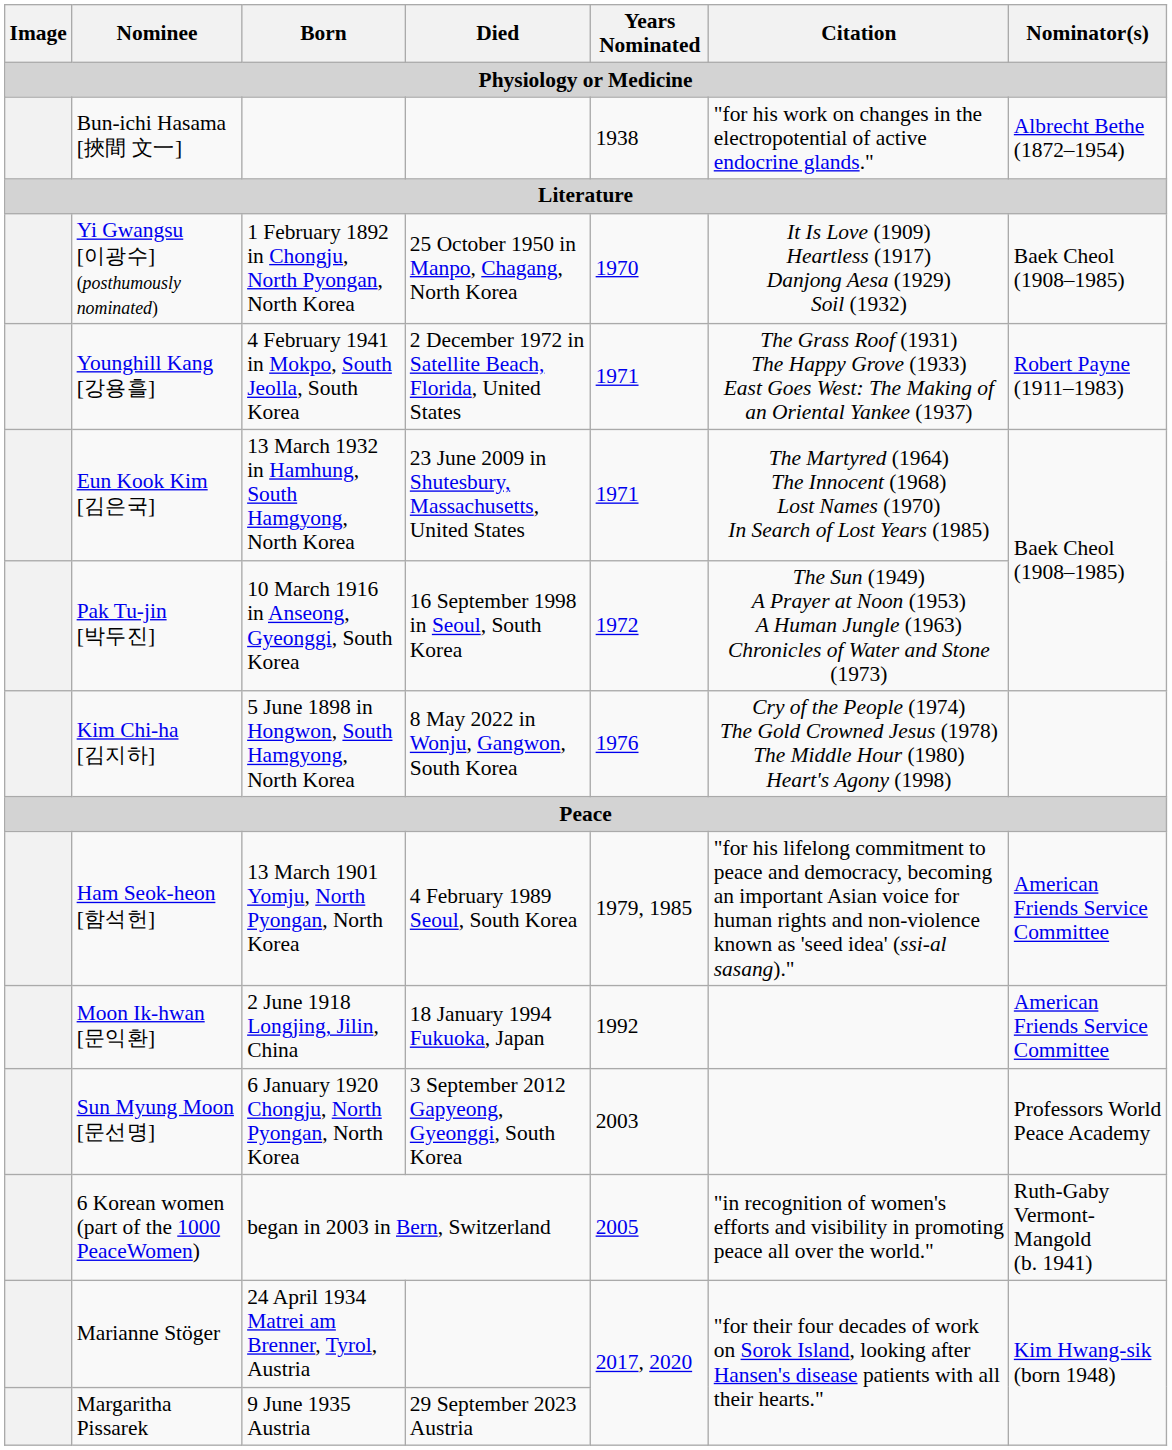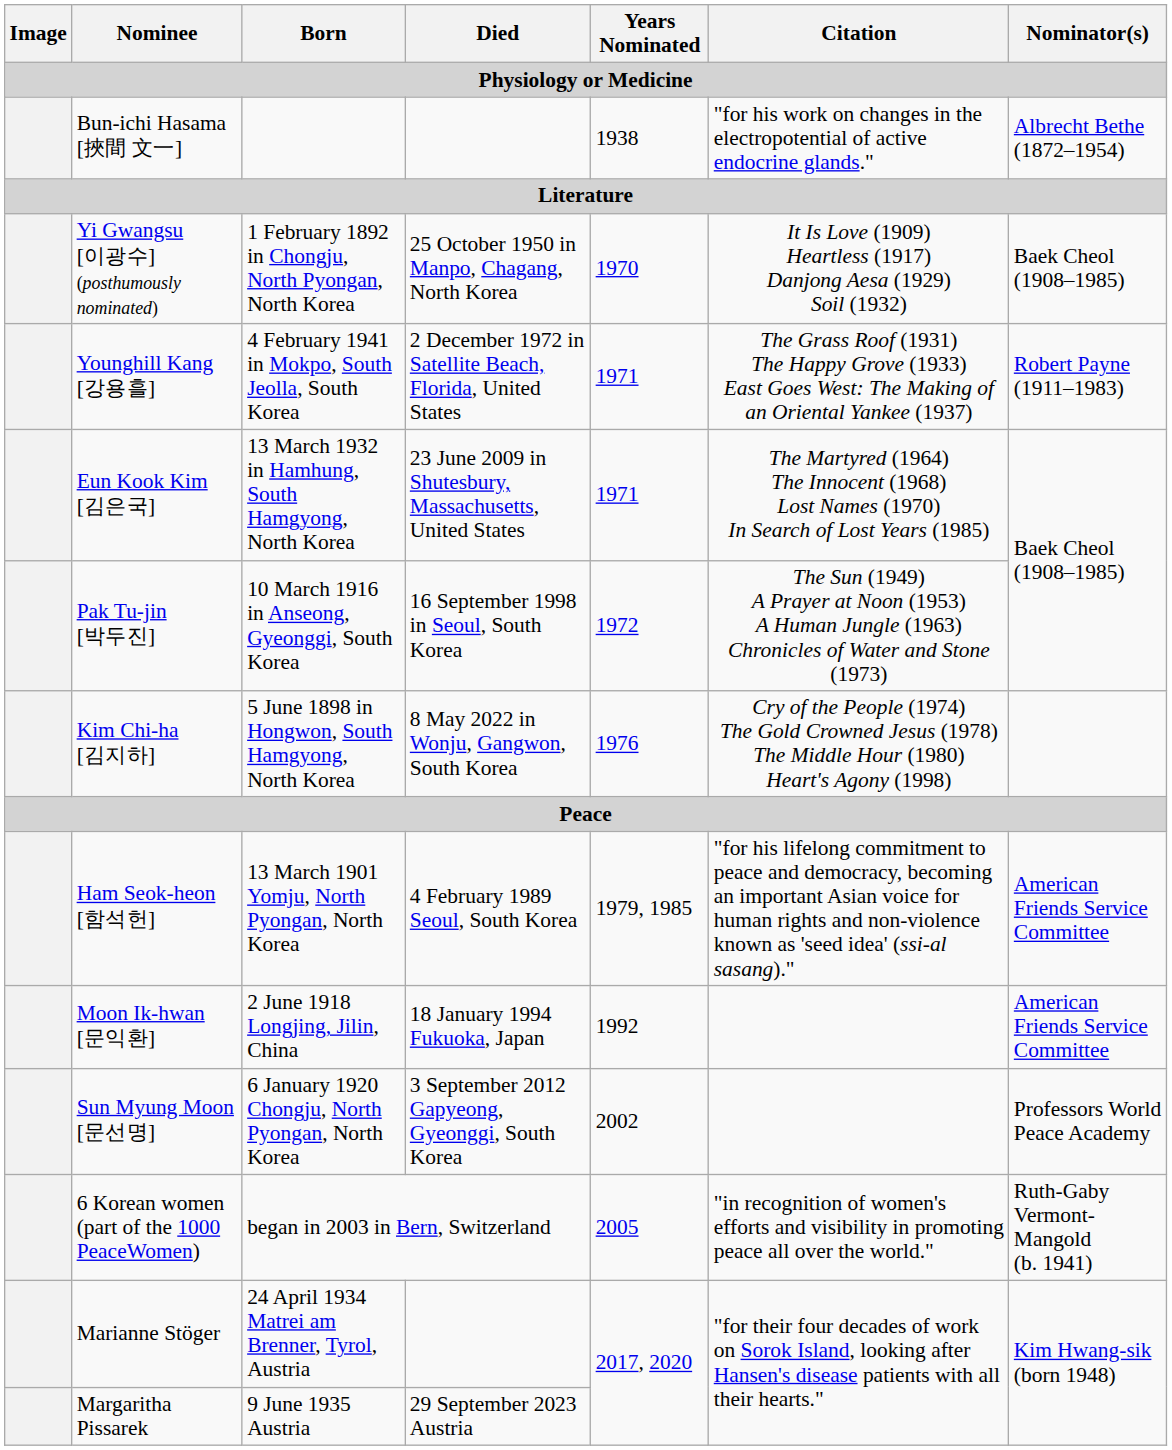(617, 1120) 2003 -> (617, 1120) 2002
